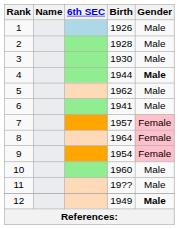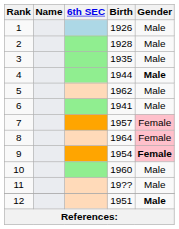(121, 59) 1930 -> (121, 59) 1935
(155, 153) normal -> (155, 153) bold
(121, 201) 1949 -> (121, 201) 1951
